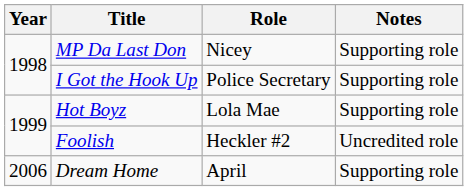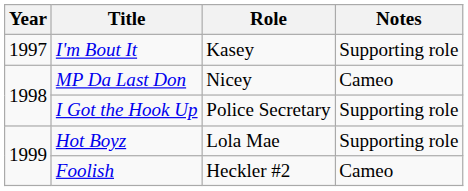+ row: (96, 49)
(399, 49) Supporting role -> (366, 79) Cameo
(399, 140) Uncredited role -> (366, 170) Cameo
- row: (107, 170)
